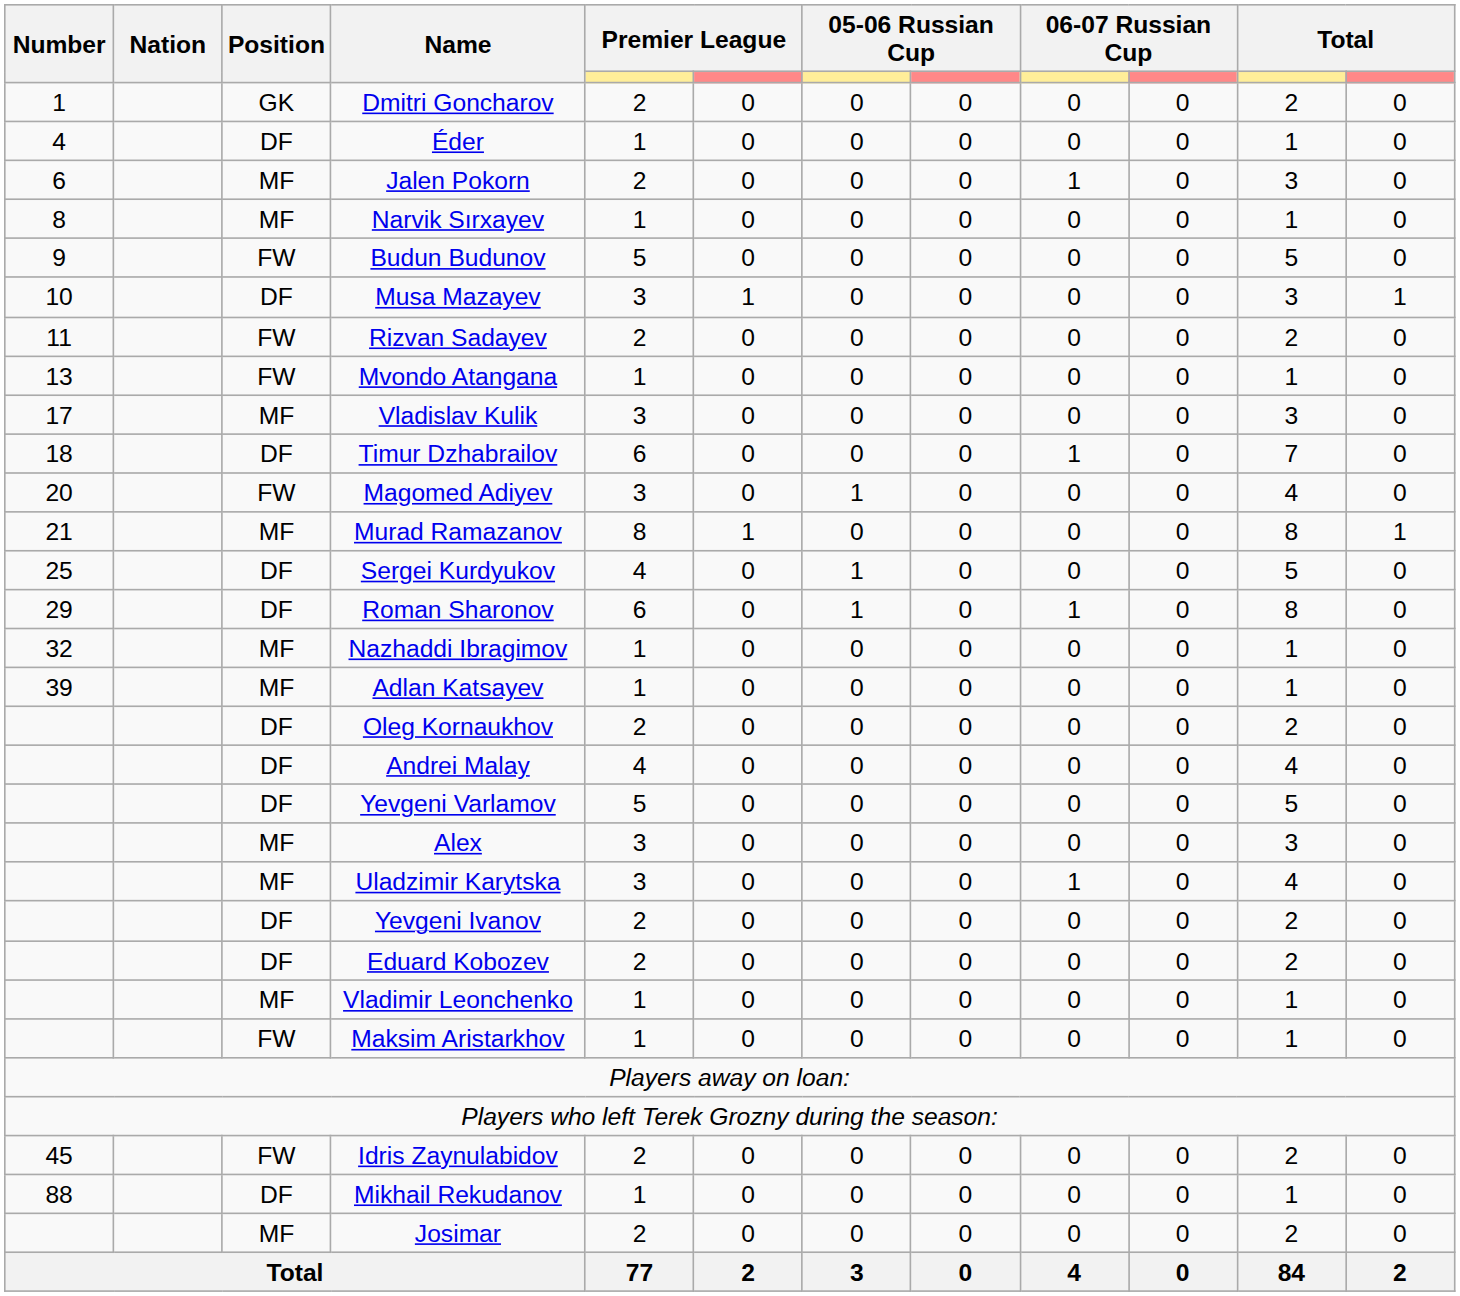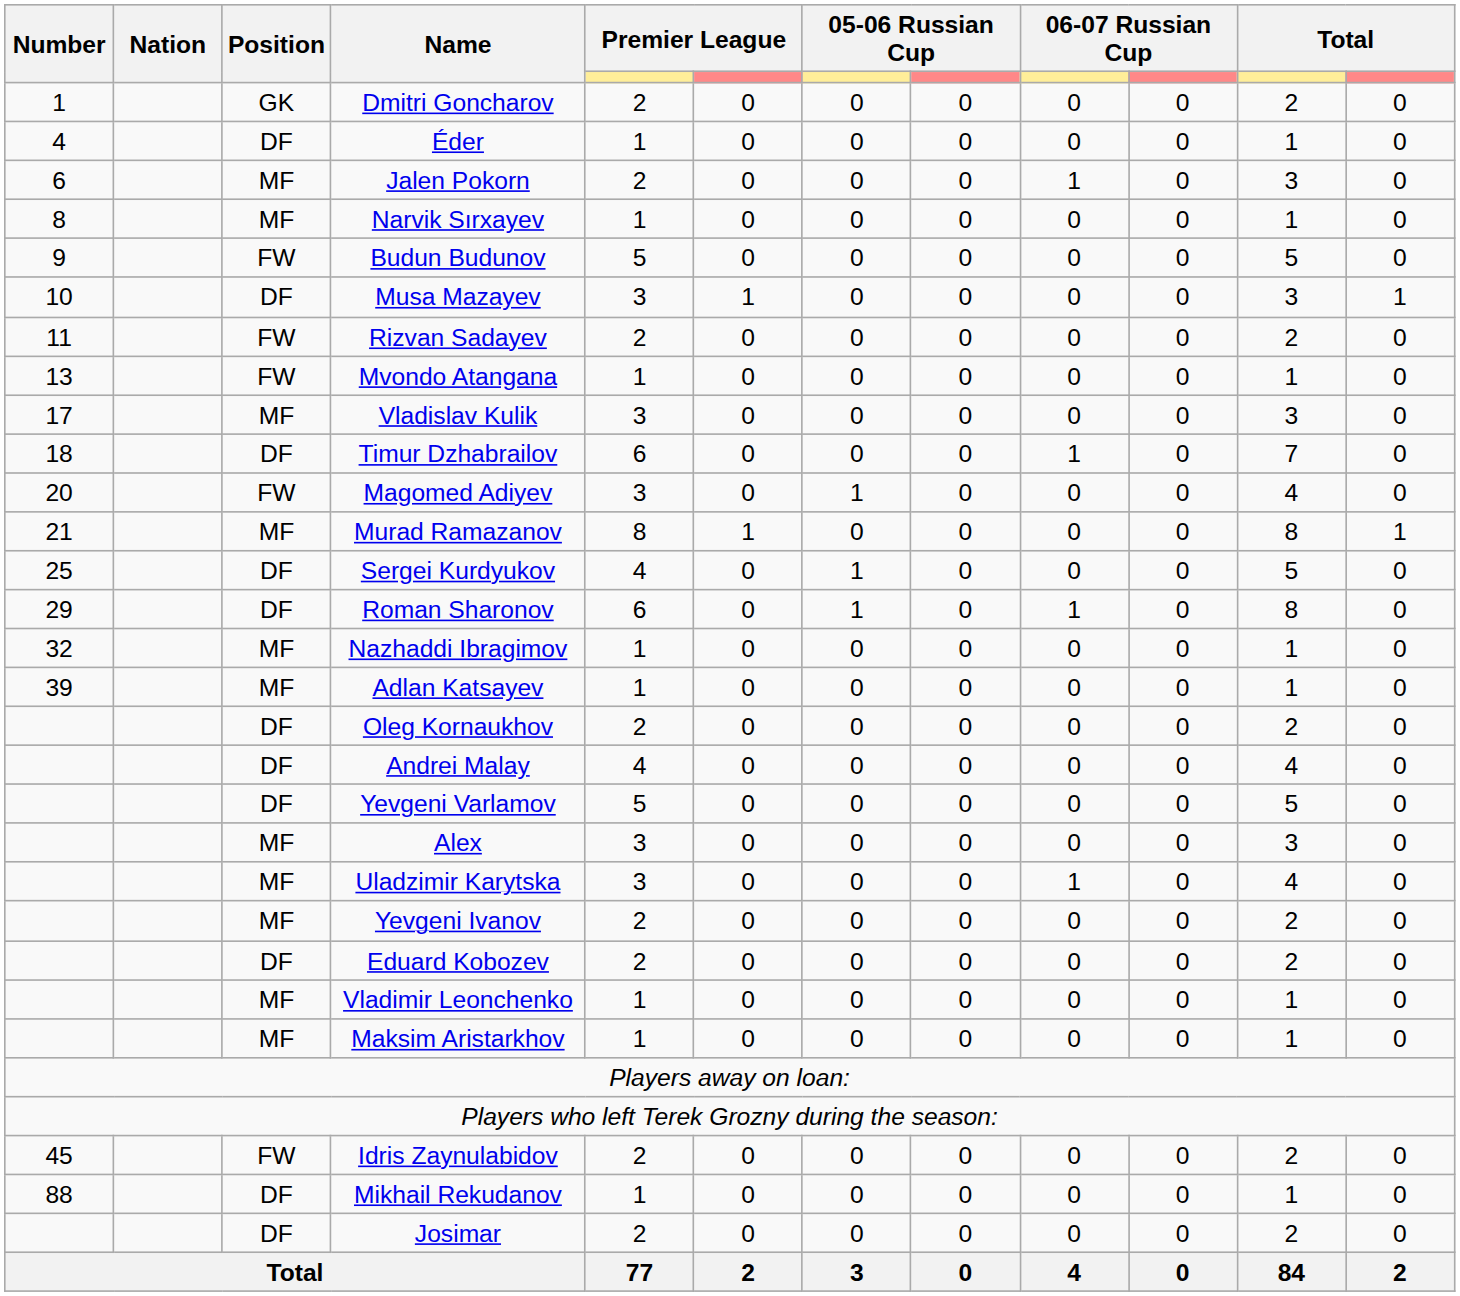(276, 921) DF -> (276, 921) MF
(276, 1038) FW -> (276, 1038) MF
(276, 1233) MF -> (276, 1233) DF
